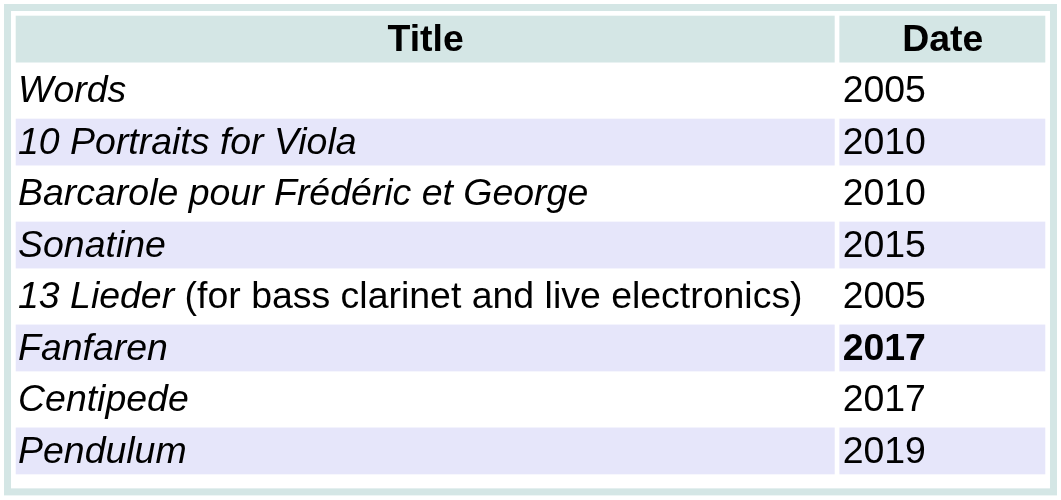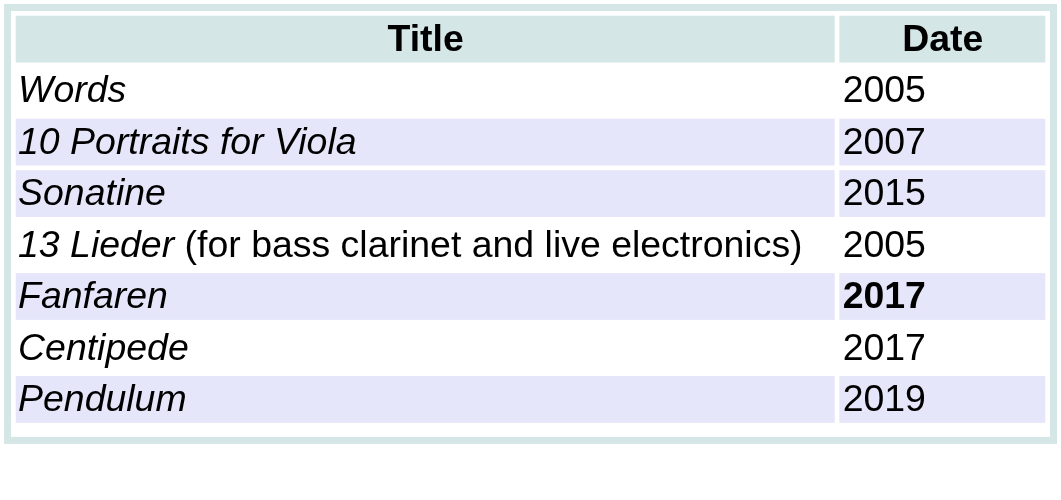(884, 141) 2010 -> (884, 141) 2007
- row: (303, 192)
